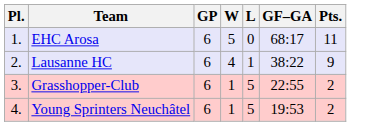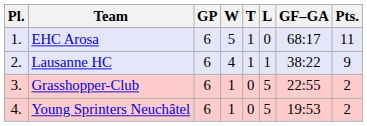+ column: (251, 16)
